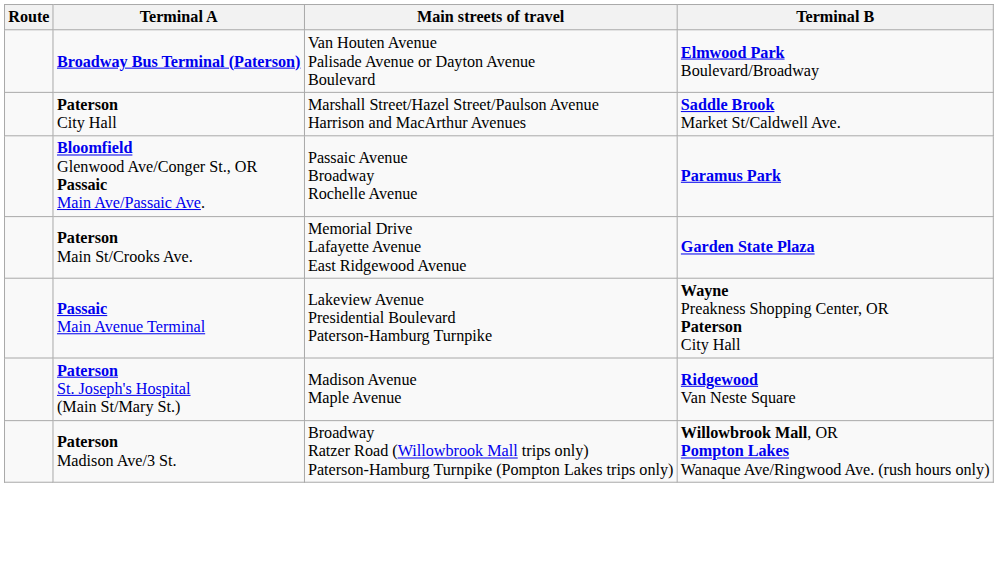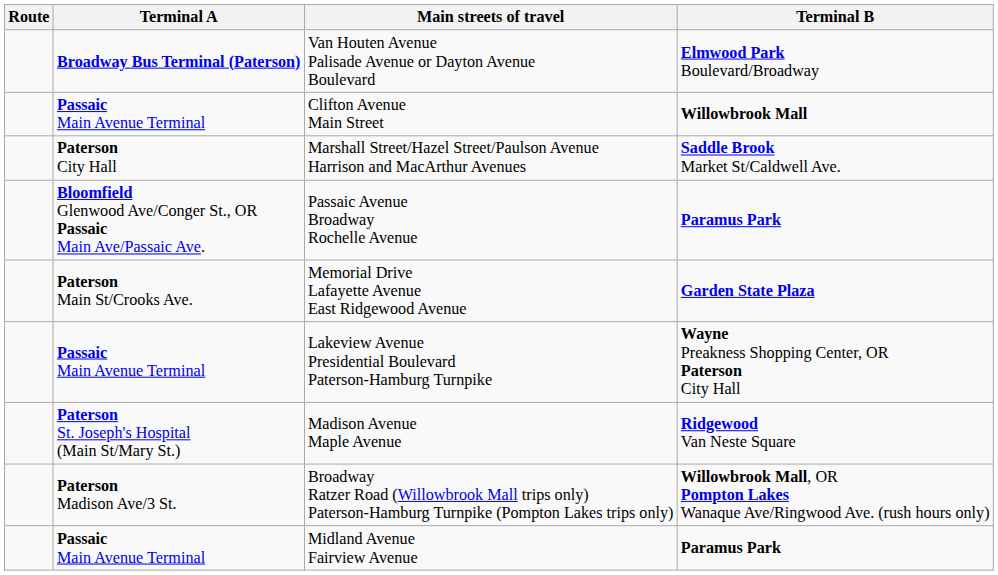+ row: (357, 114)
+ row: (363, 547)
